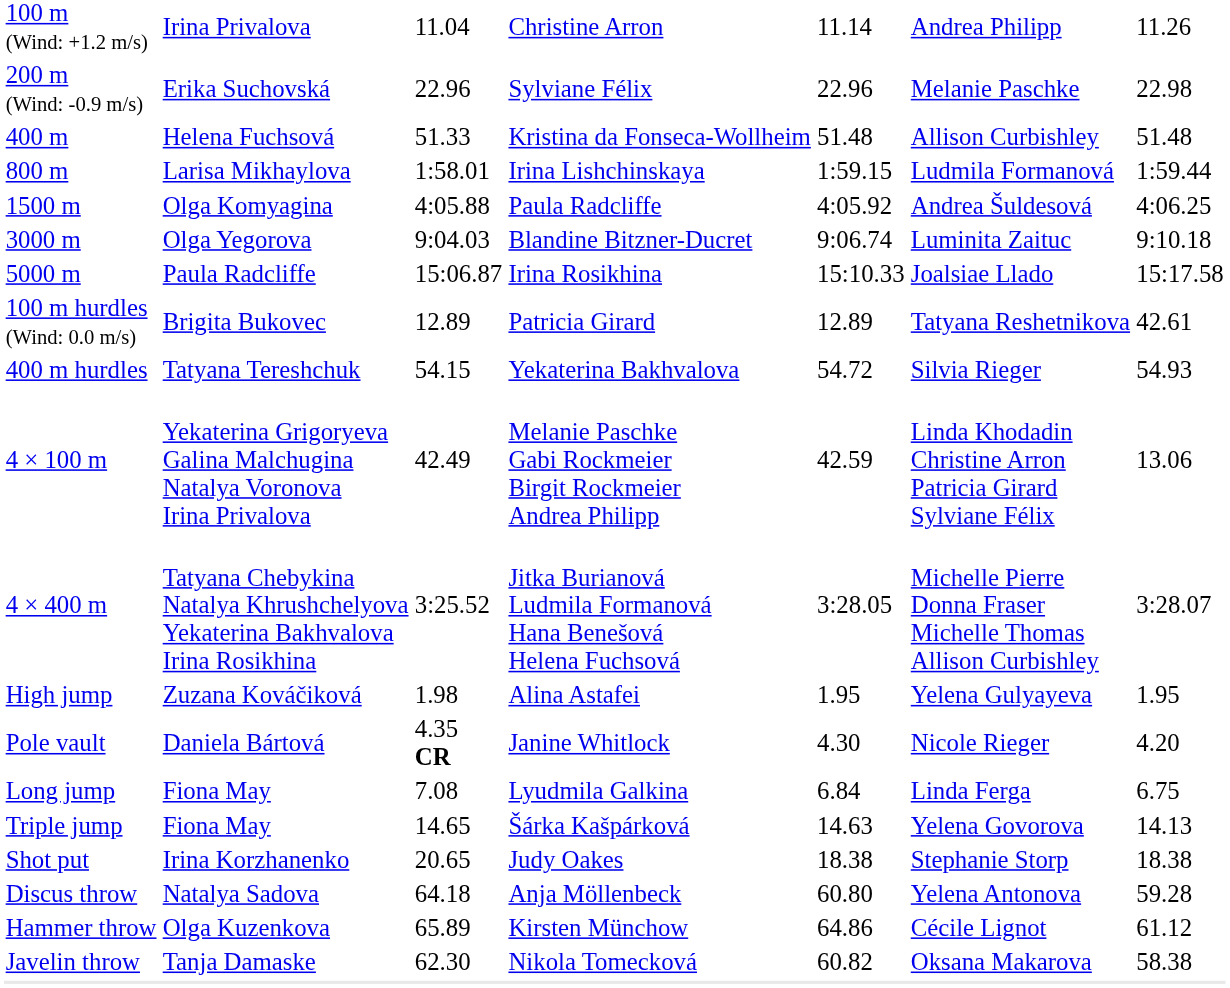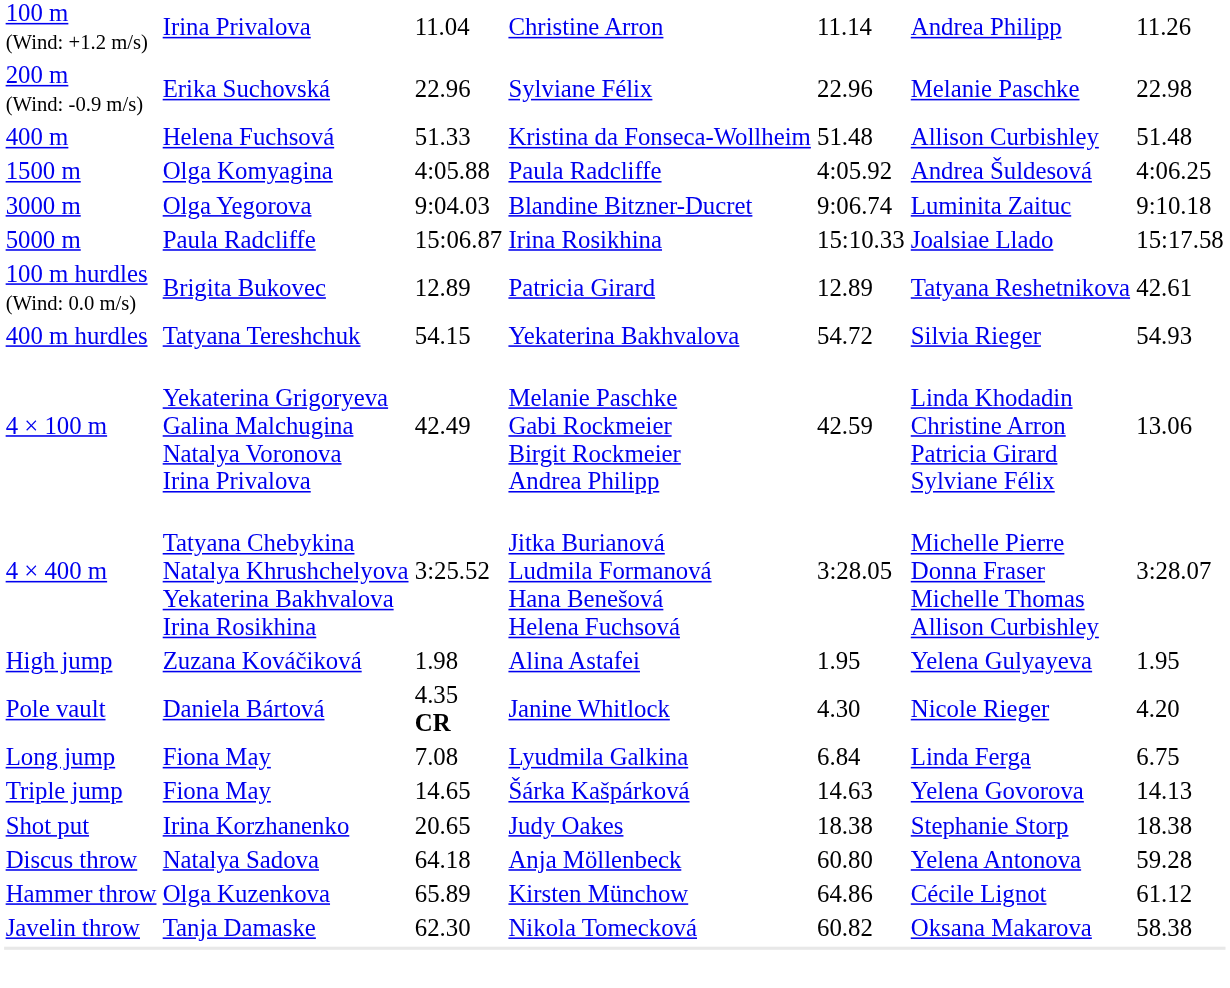- row: (37, 171)
